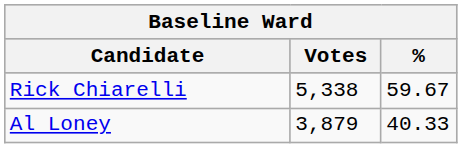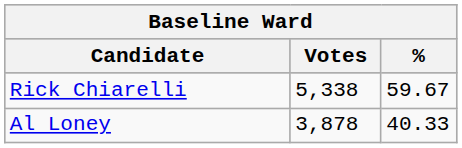(327, 125) 3,879 -> (327, 125) 3,878
